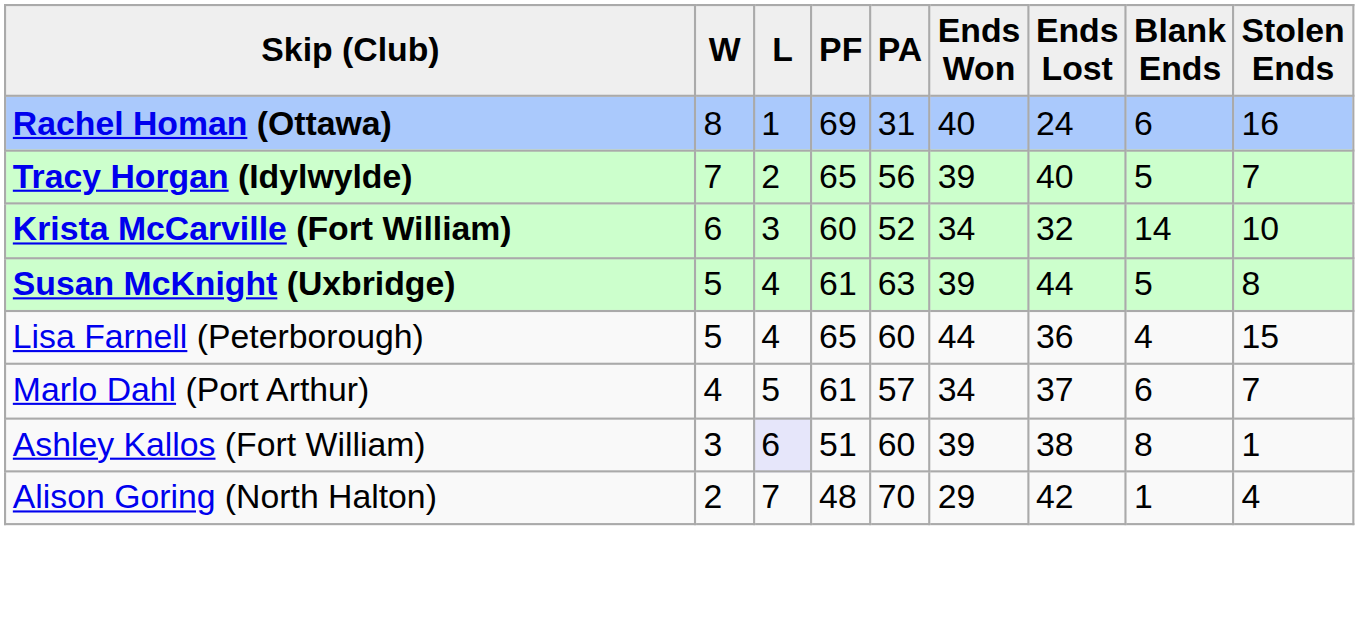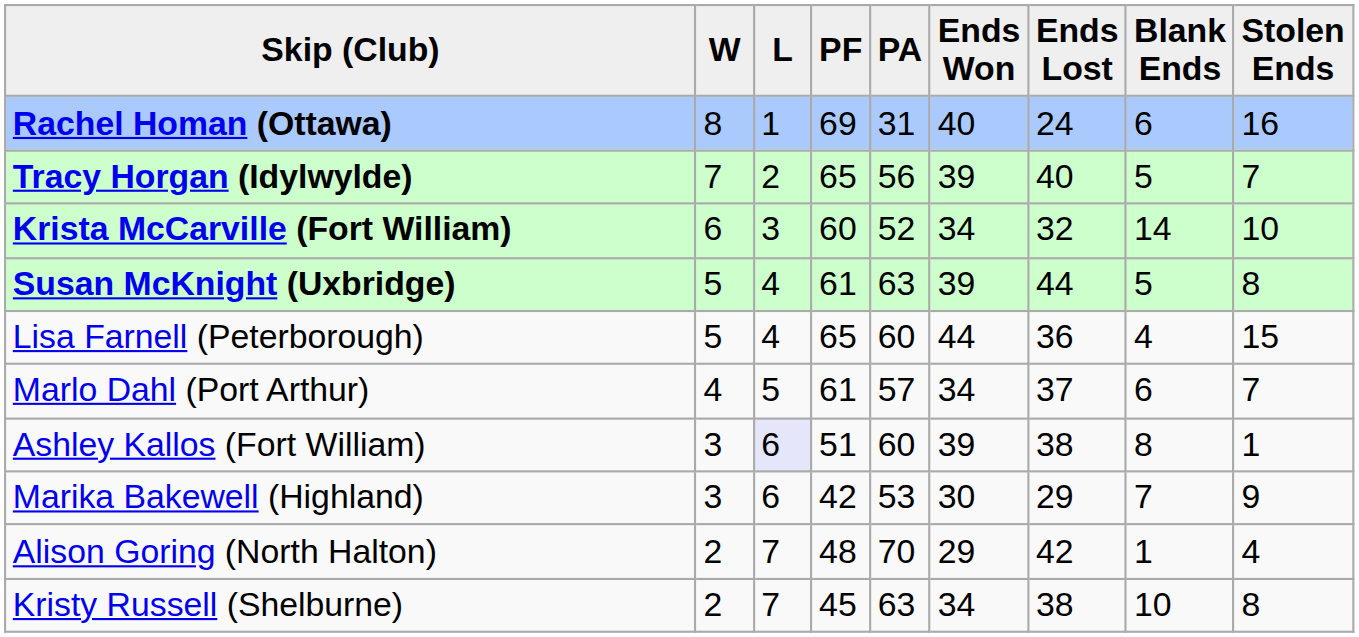+ row: (218, 497)
+ row: (208, 604)
